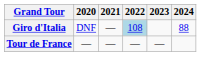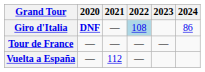(86, 28) normal -> (90, 28) bold
(184, 28) 88 -> (188, 28) 86
+ row: (41, 59)
